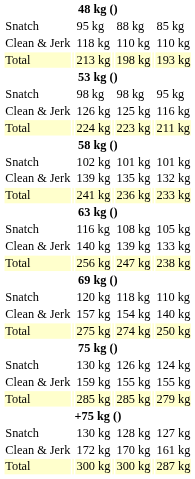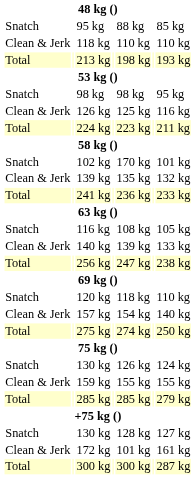(133, 161) 101 kg -> (133, 161) 170 kg
(133, 449) 170 kg -> (133, 449) 101 kg
